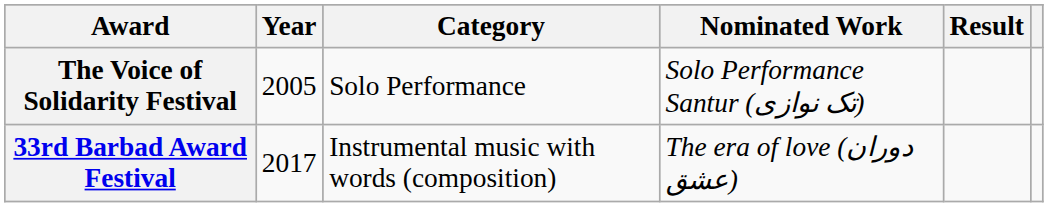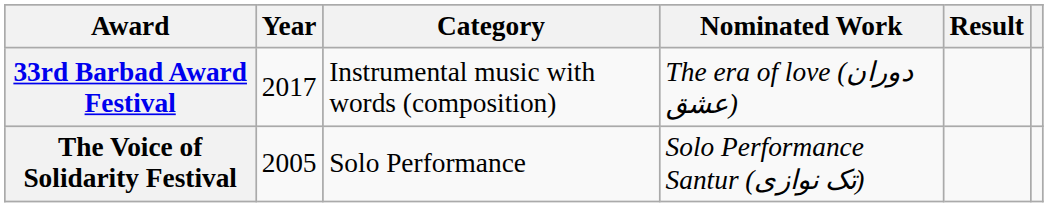rows swapped: (130, 162) <-> (130, 85)
